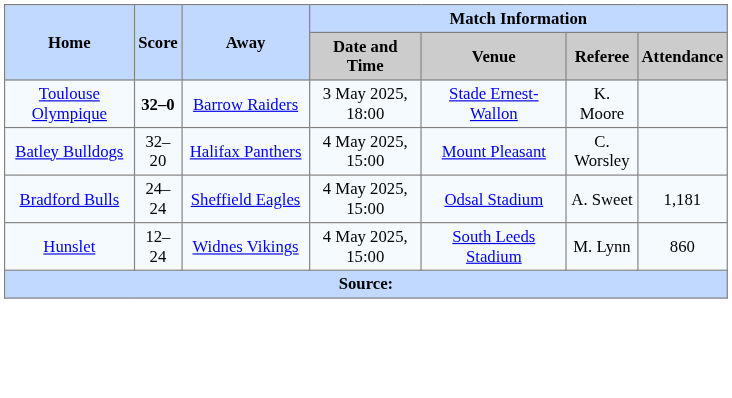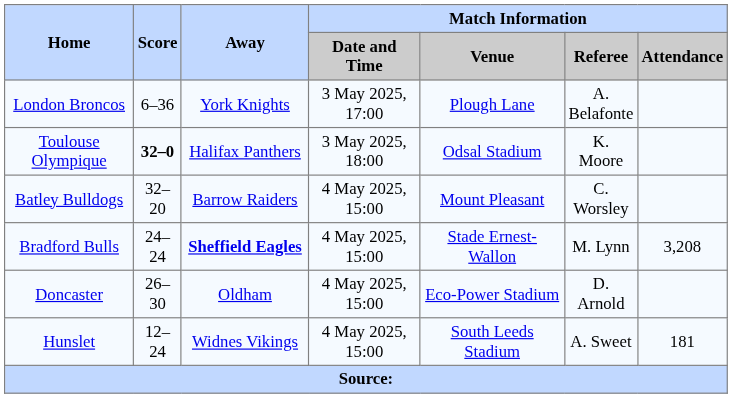+ row: (69, 103)
(246, 103) Barrow Raiders -> (245, 151) Halifax Panthers
(494, 103) Stade Ernest-Wallon -> (492, 151) Odsal Stadium
(246, 151) Halifax Panthers -> (245, 198) Barrow Raiders
(246, 198) normal -> (245, 246) bold
(494, 198) Odsal Stadium -> (492, 246) Stade Ernest-Wallon
(602, 198) A. Sweet -> (601, 246) M. Lynn
(682, 198) 1,181 -> (682, 246) 3,208
+ row: (69, 293)
(602, 246) M. Lynn -> (601, 341) A. Sweet
(682, 246) 860 -> (682, 341) 181
